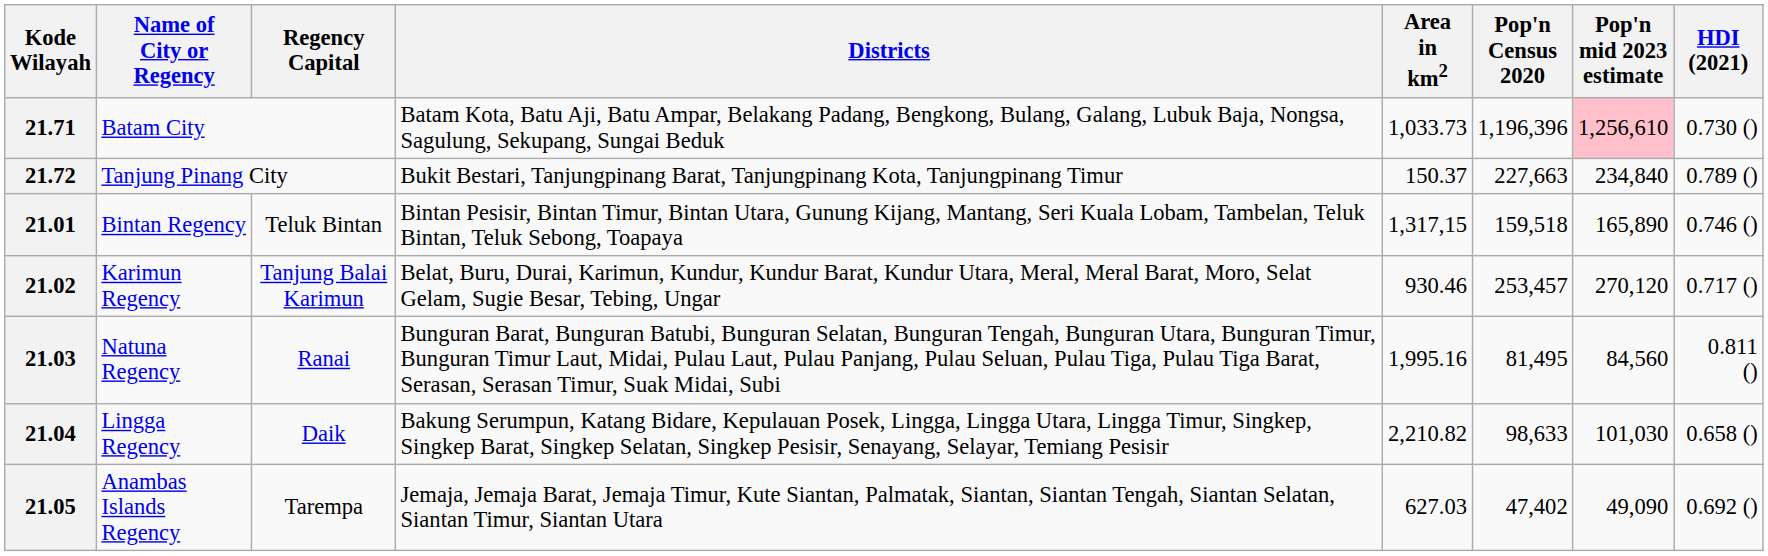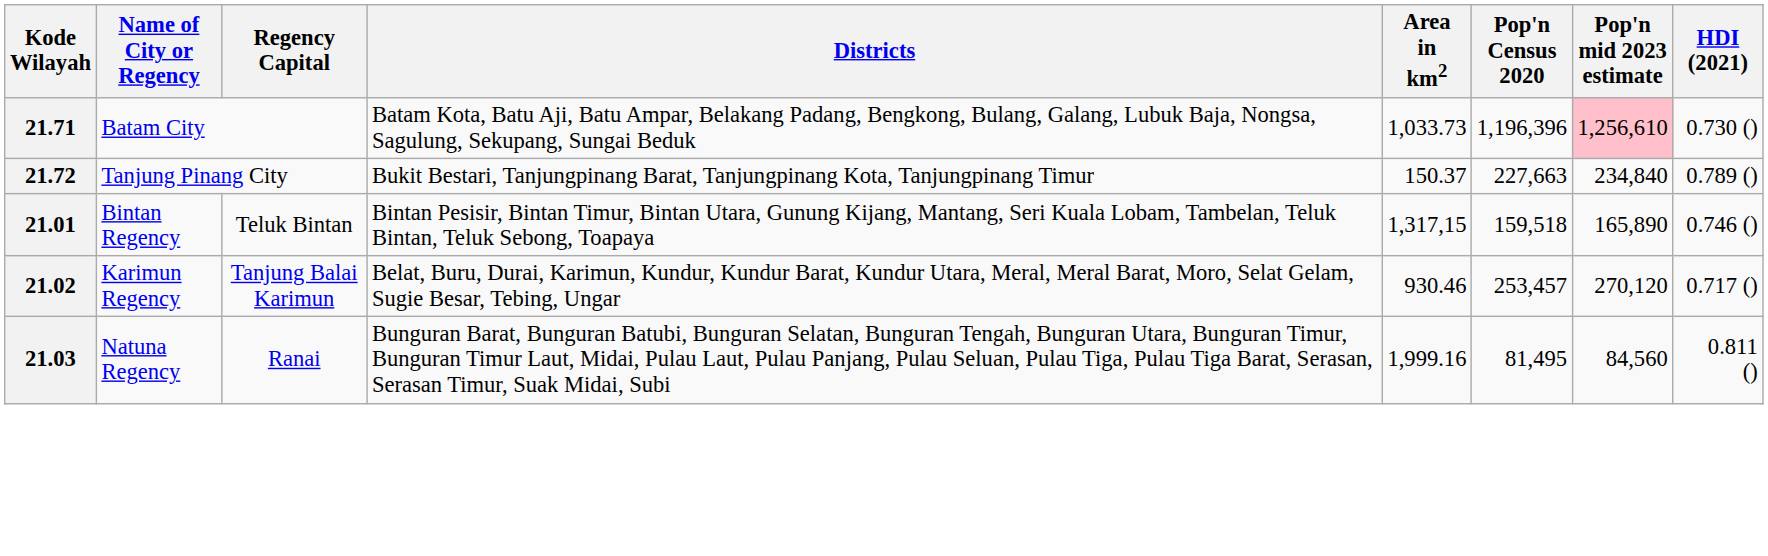(1428, 359) 1,995.16 -> (1427, 359) 1,999.16
- row: (50, 433)
- row: (50, 507)
